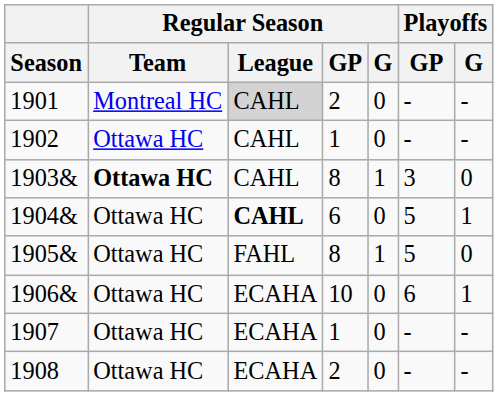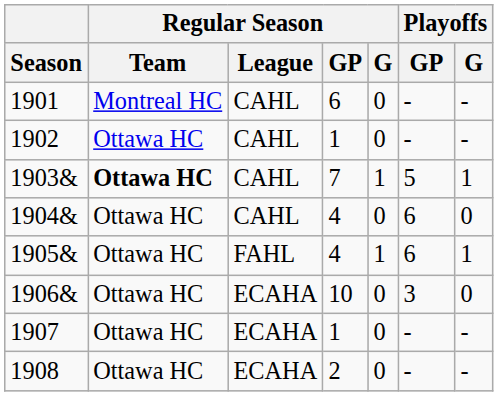(267, 100) lightgrey background -> (267, 100) no background
(334, 100) 2 -> (334, 100) 6
(334, 178) 8 -> (334, 178) 7
(410, 178) 3 -> (410, 178) 5
(466, 178) 0 -> (466, 178) 1
(269, 216) bold -> (267, 216) normal
(334, 216) 6 -> (334, 216) 4
(410, 216) 5 -> (410, 216) 6
(466, 216) 1 -> (466, 216) 0
(334, 255) 8 -> (334, 255) 4
(410, 255) 5 -> (410, 255) 6
(466, 255) 0 -> (466, 255) 1
(410, 293) 6 -> (410, 293) 3
(466, 293) 1 -> (466, 293) 0
